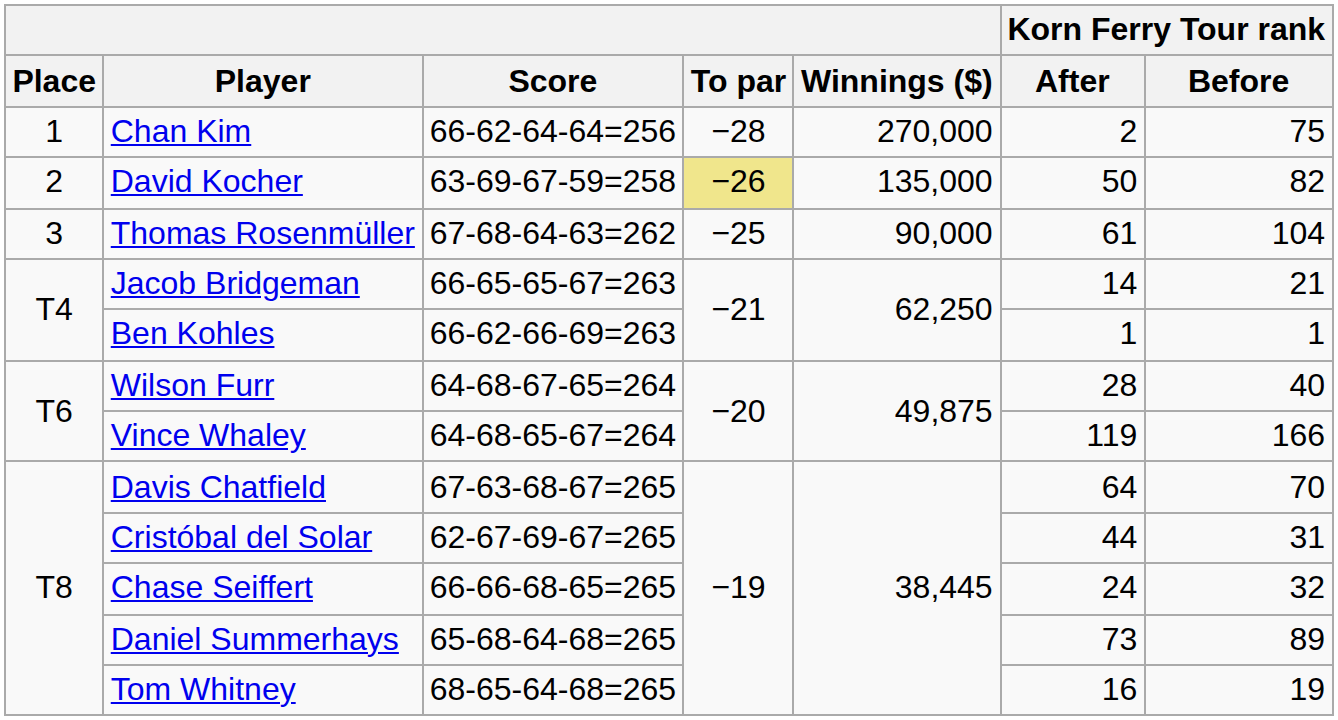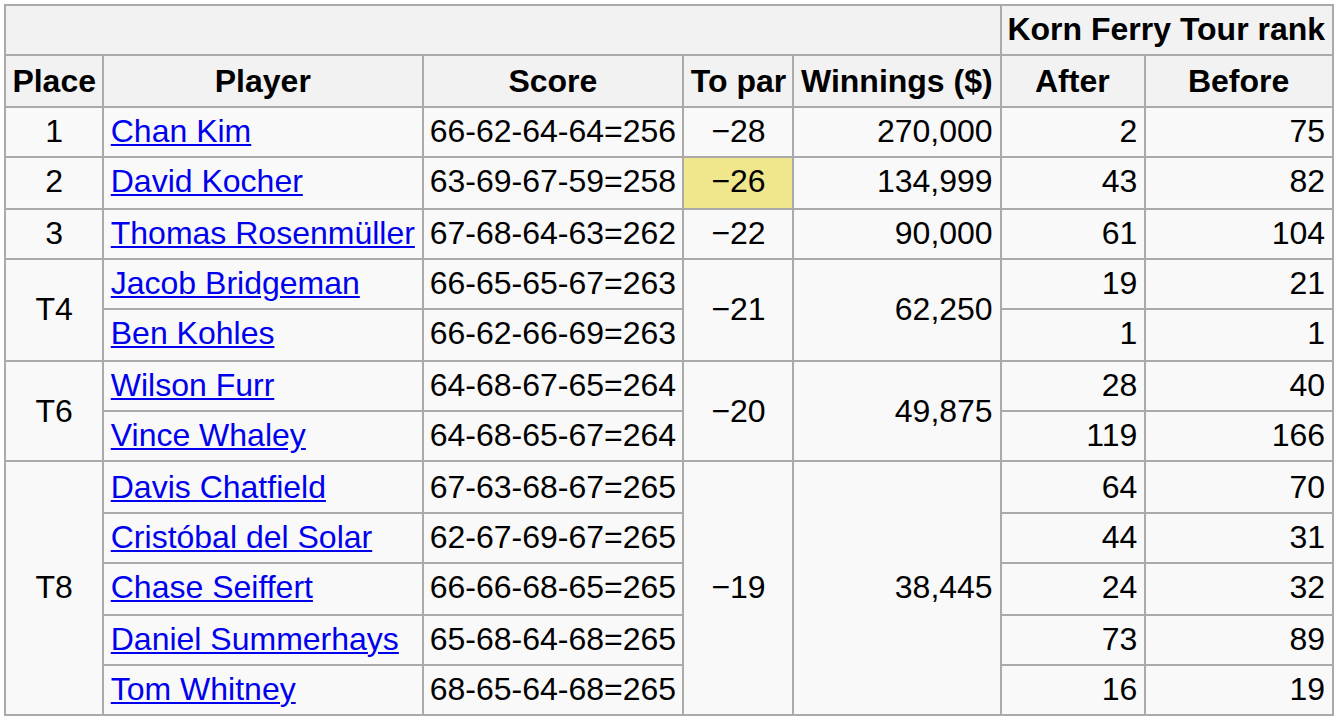(935, 182) 135,000 -> (935, 182) 134,999
(1119, 182) 50 -> (1119, 182) 43
(739, 232) −25 -> (739, 232) −22
(1119, 283) 14 -> (1119, 283) 19
